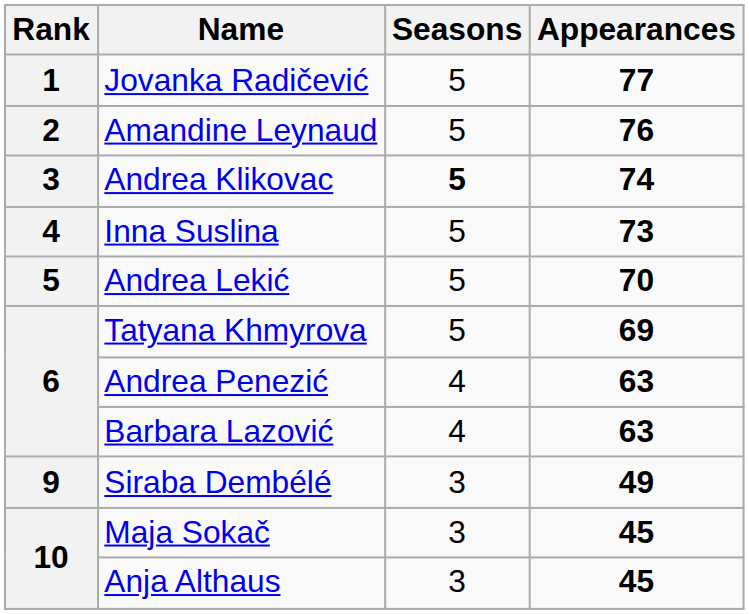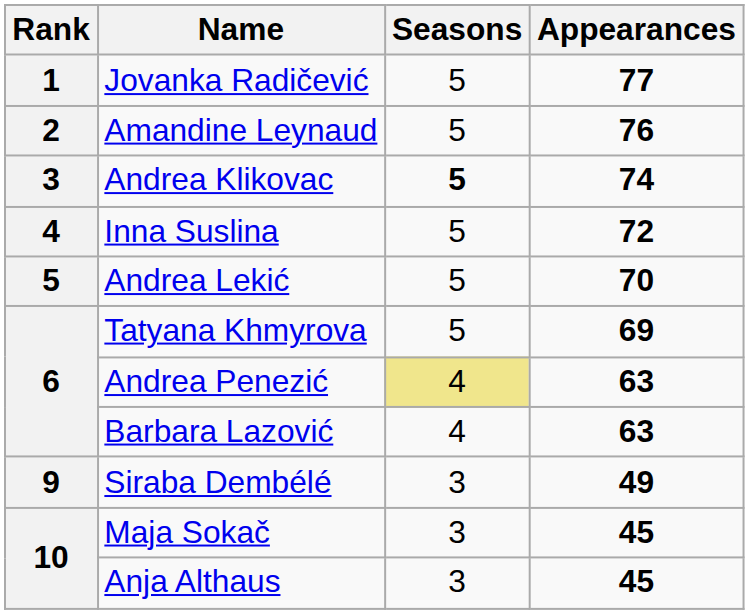(636, 230) 73 -> (636, 230) 72
(457, 381) no background -> (457, 381) khaki background
